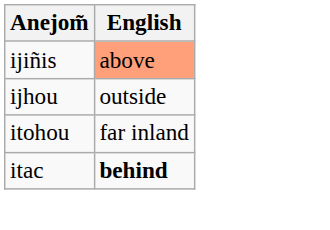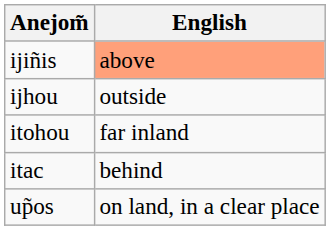(134, 170) bold -> (131, 170) normal
+ row: (32, 206)
